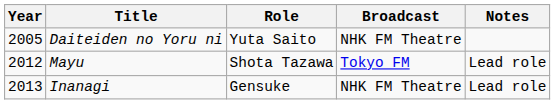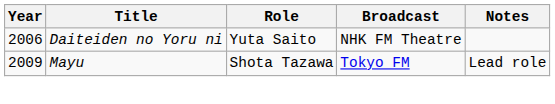(25, 40) 2005 -> (25, 40) 2006
(25, 63) 2012 -> (25, 63) 2009
- row: (80, 87)
